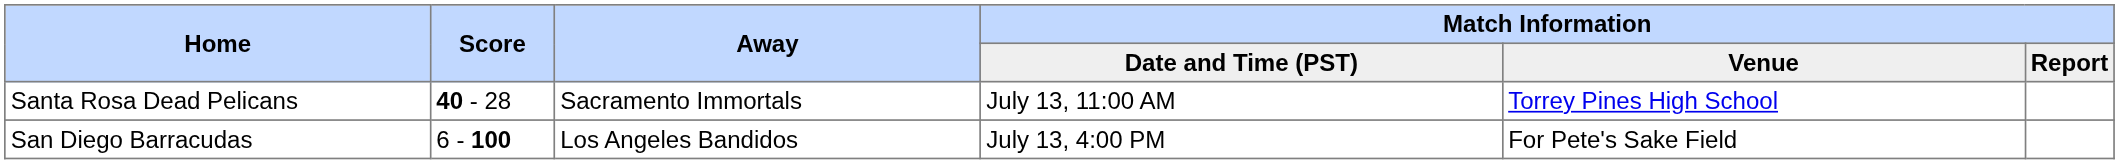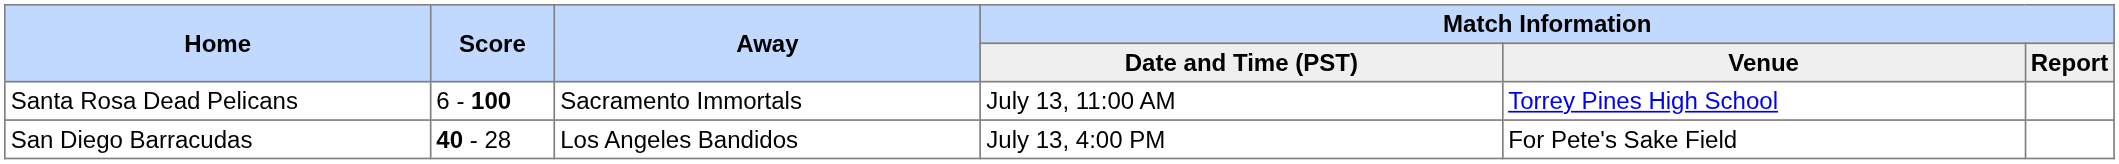(474, 101) 40 - 28 -> (474, 101) 6 - 100
(474, 139) 6 - 100 -> (474, 139) 40 - 28
